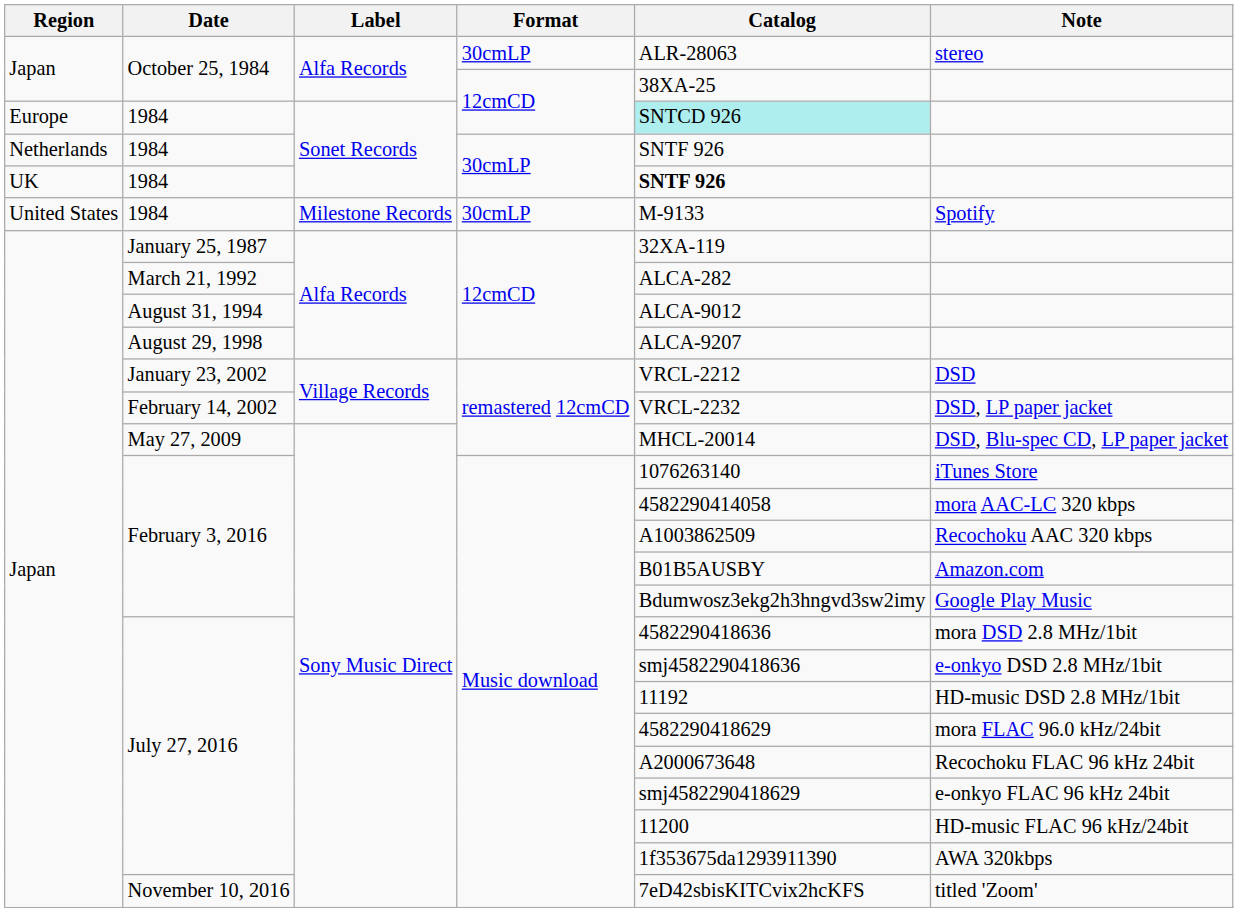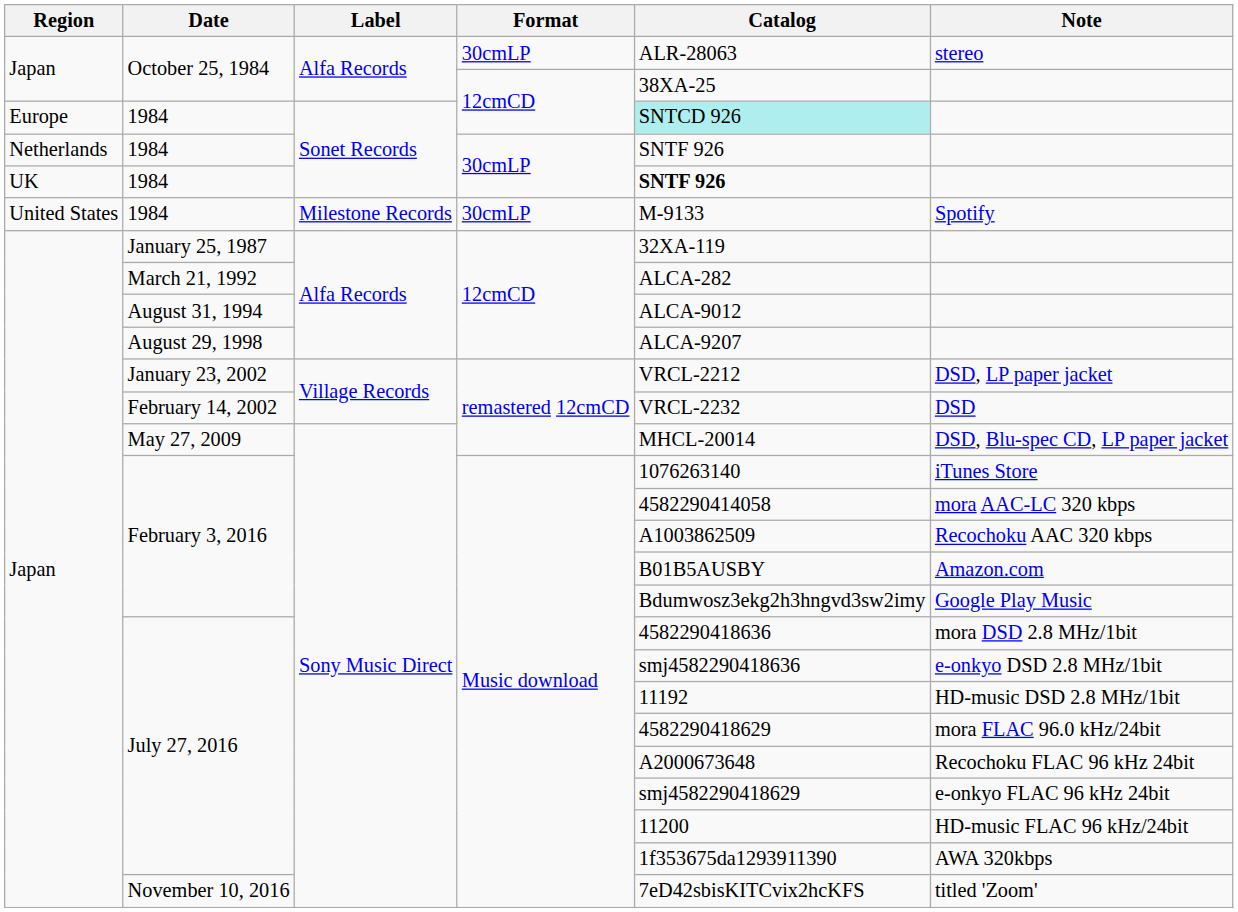(955, 375) DSD -> (1024, 375) DSD, LP paper jacket
(1024, 407) DSD, LP paper jacket -> (955, 407) DSD
